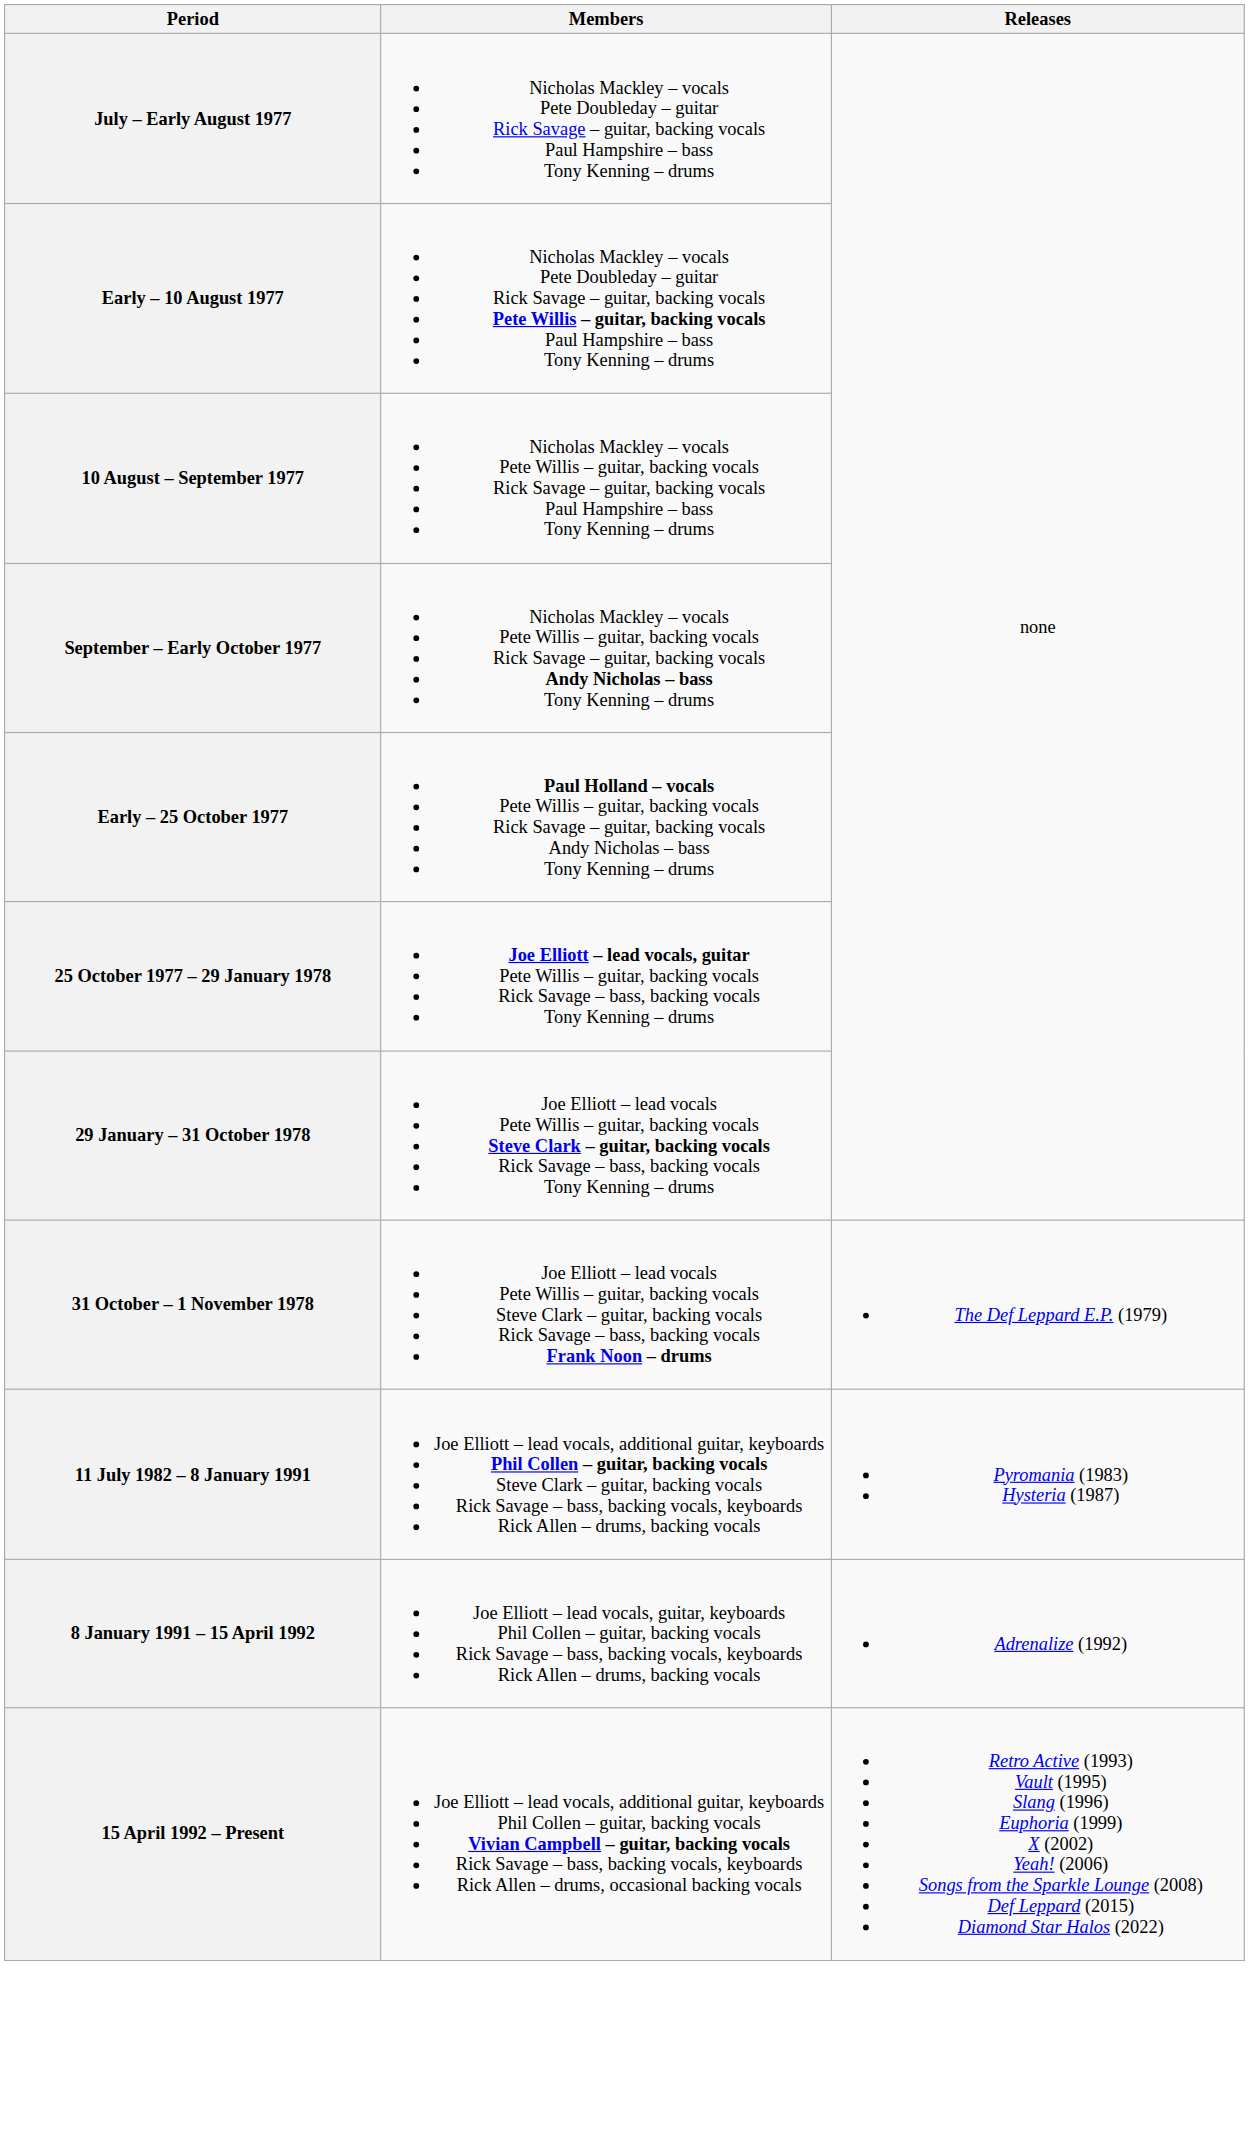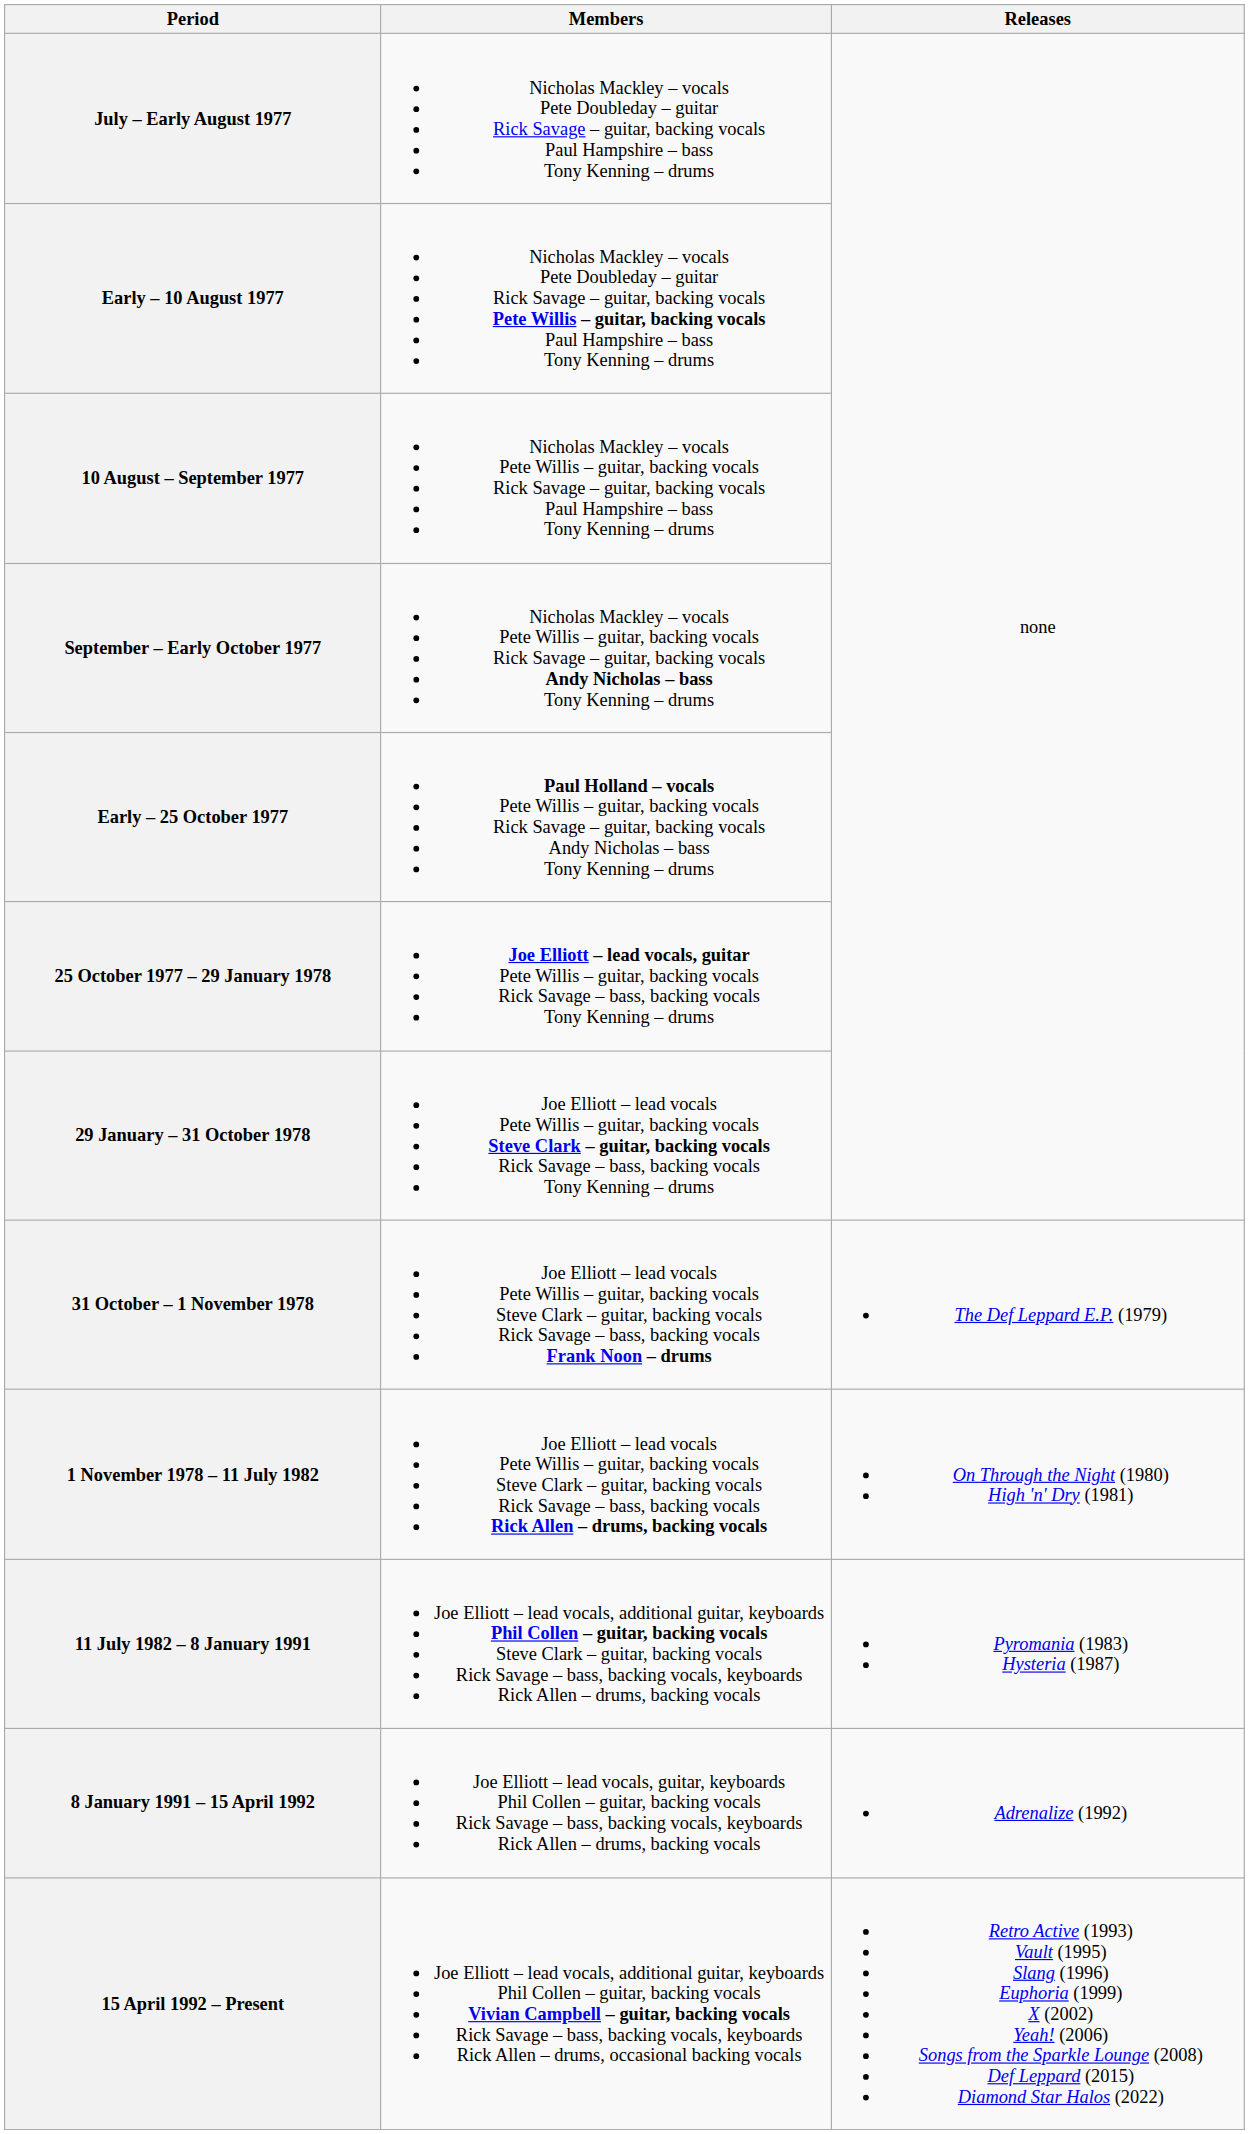+ row: (193, 1474)
